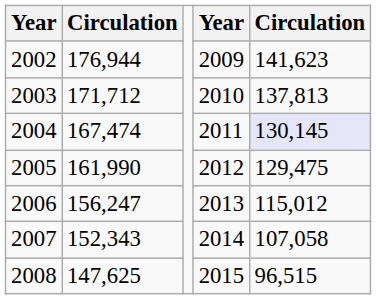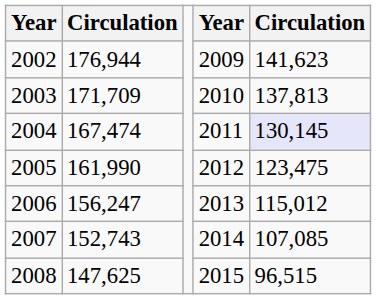(104, 95) 171,712 -> (104, 95) 171,709
(291, 167) 129,475 -> (291, 167) 123,475
(104, 239) 152,343 -> (104, 239) 152,743
(291, 239) 107,058 -> (291, 239) 107,085
